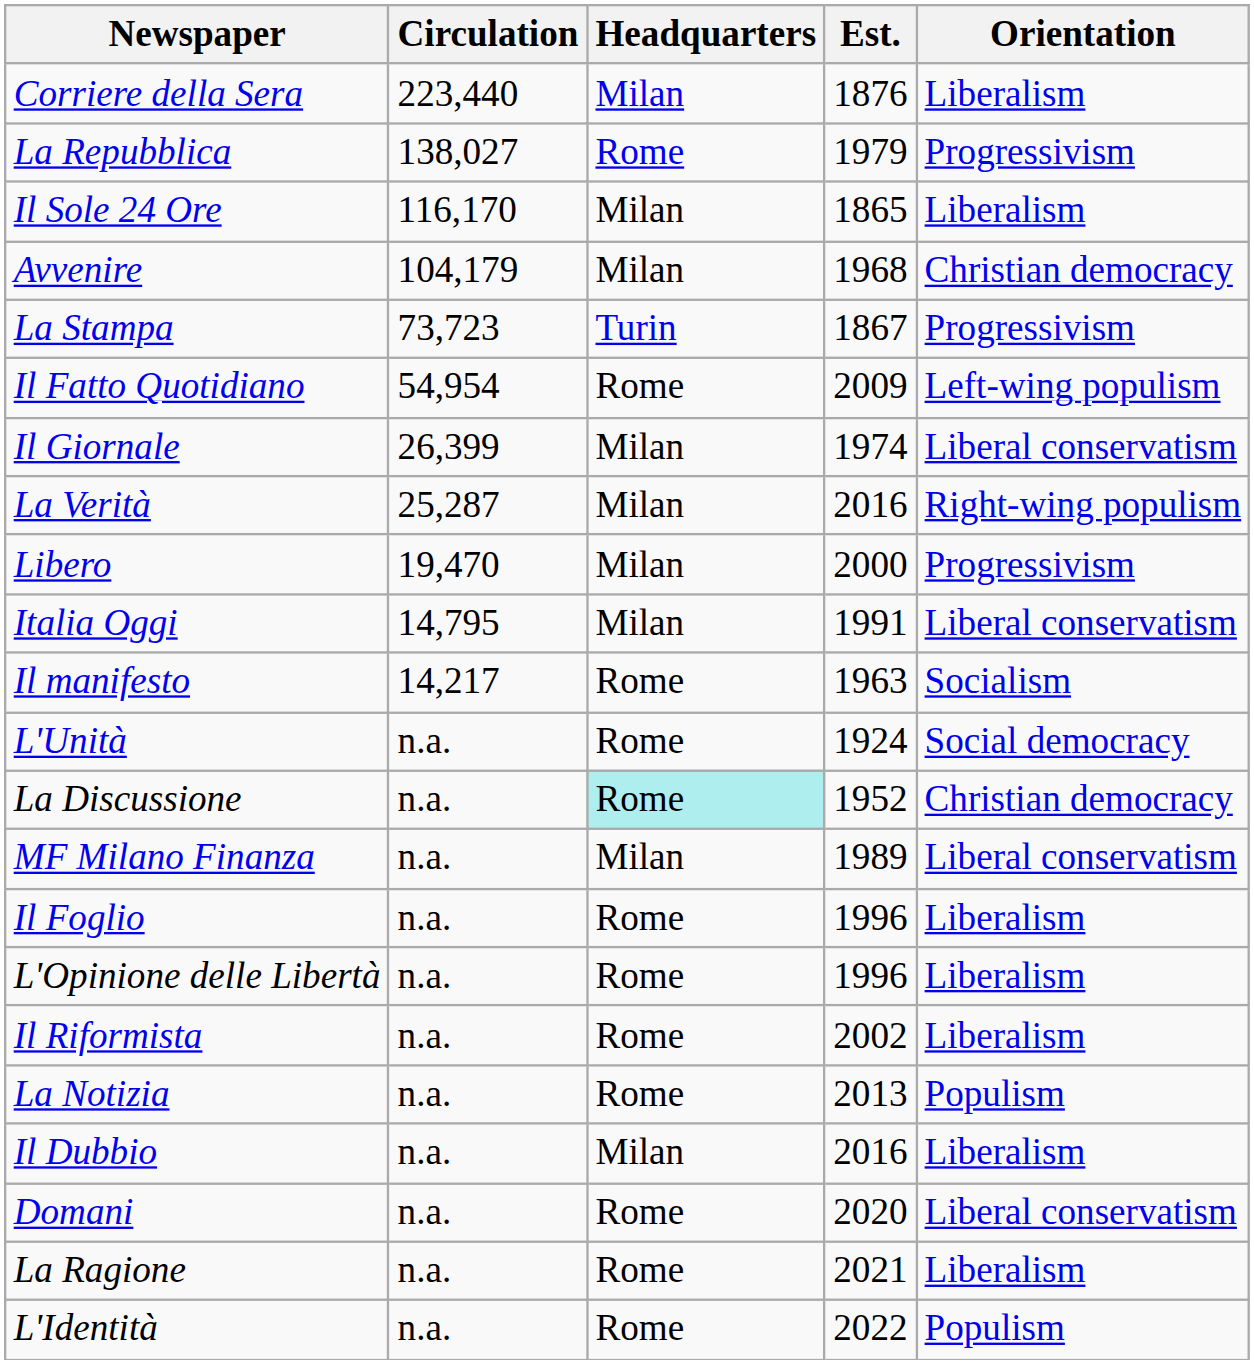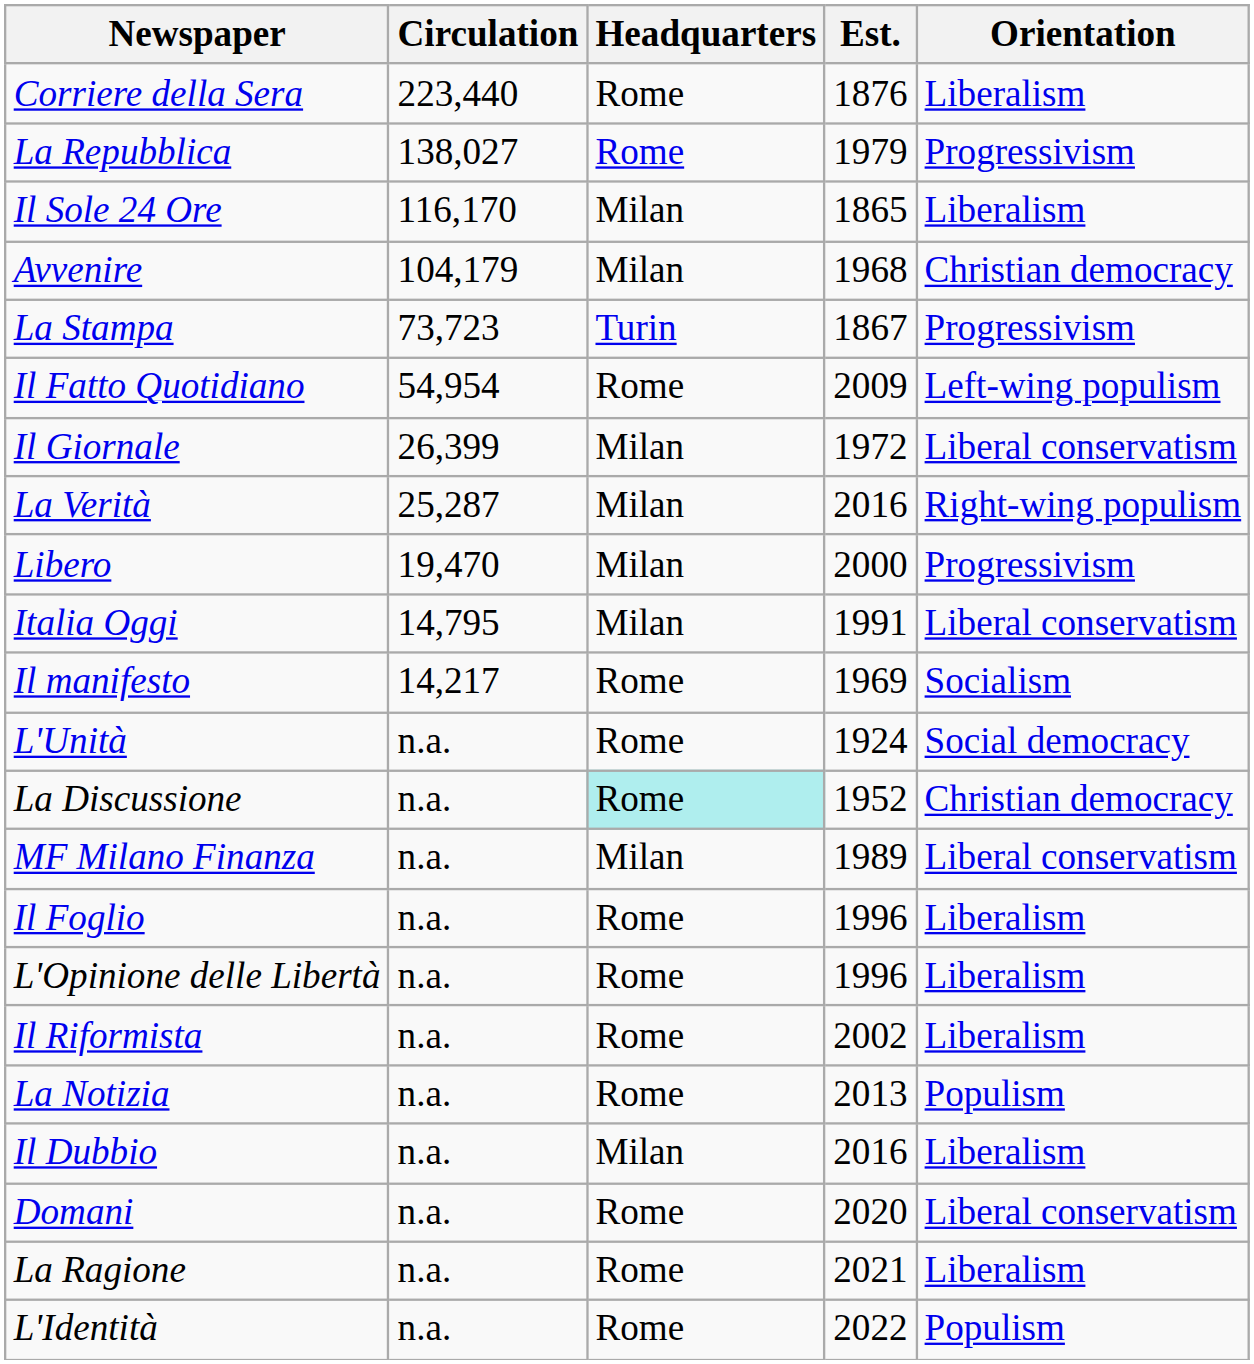(640, 92) Milan -> (640, 92) Rome
(870, 446) 1974 -> (870, 446) 1972
(870, 681) 1963 -> (870, 681) 1969
